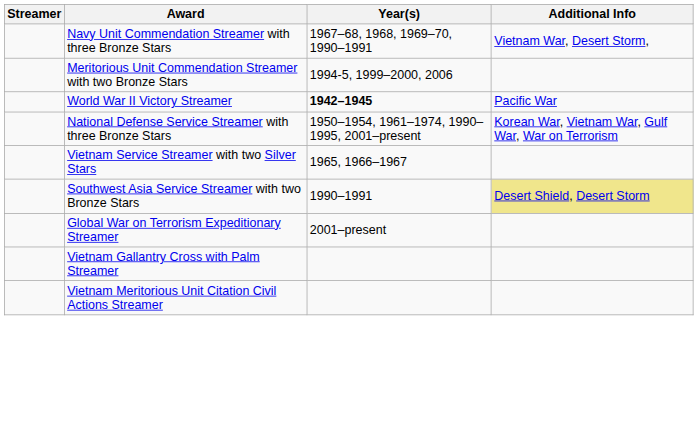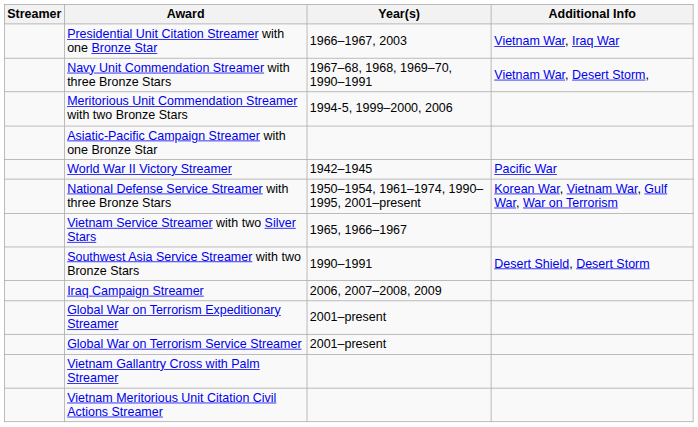+ row: (176, 41)
+ row: (176, 142)
(341, 101) bold -> (341, 169) normal
(572, 196) khaki background -> (572, 263) no background
+ row: (135, 290)
+ row: (184, 344)
